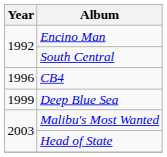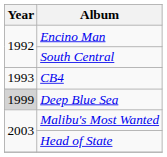(21, 78) 1996 -> (21, 78) 1993
(21, 99) no background -> (21, 99) lightgrey background
